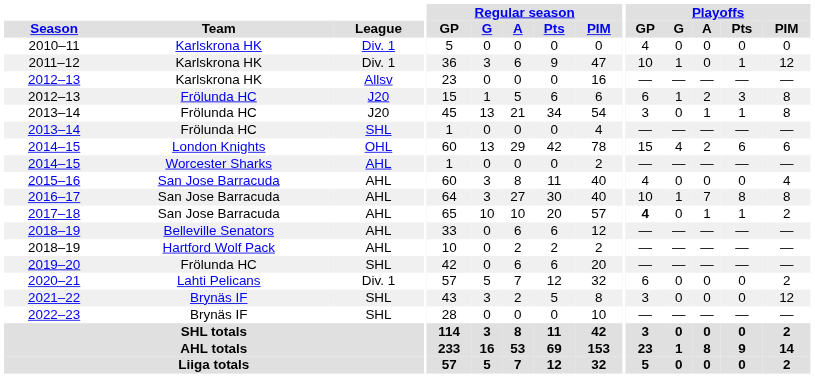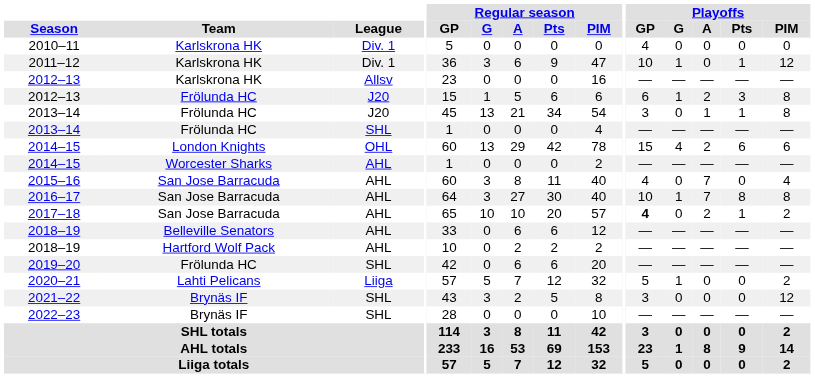(707, 180) 0 -> (707, 180) 7
(707, 214) 1 -> (707, 214) 2
(378, 281) Div. 1 -> (378, 281) Liiga
(645, 281) 6 -> (645, 281) 5
(679, 281) 0 -> (679, 281) 1
